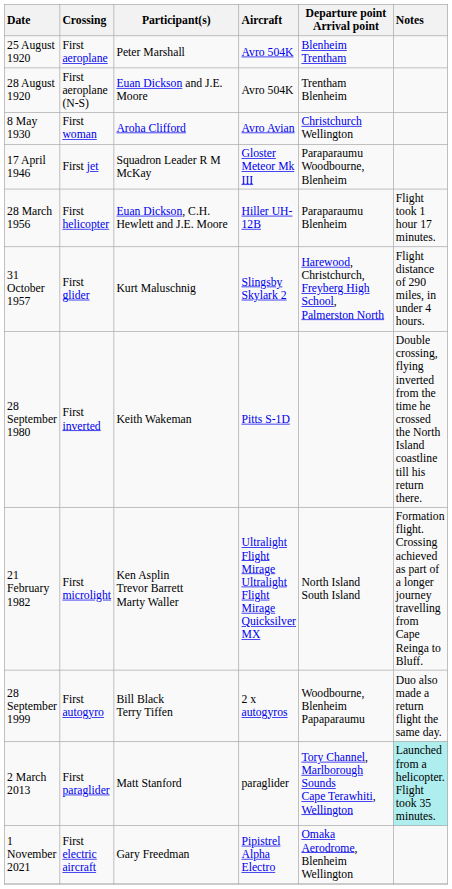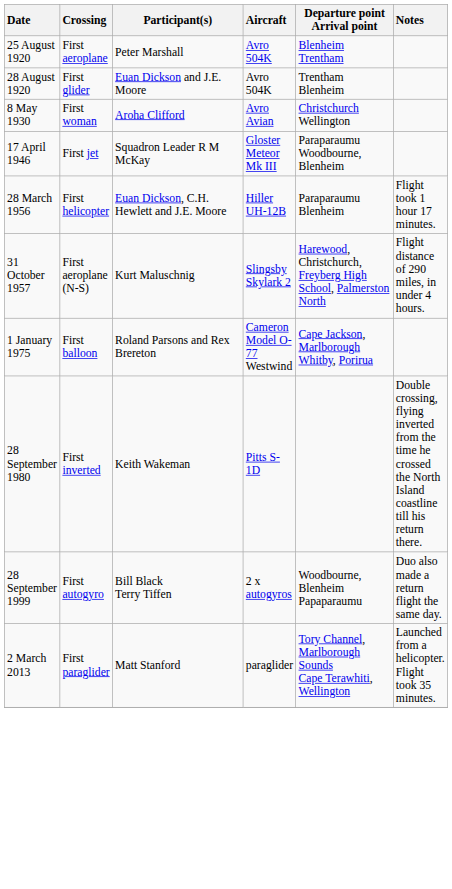(85, 90) First aeroplane (N-S) -> (76, 83) First glider
(76, 289) First glider -> (85, 276) First aeroplane (N-S)
+ row: (30, 347)
- row: (28, 589)
(420, 783) paleturquoise background -> (420, 665) no background
- row: (32, 854)
